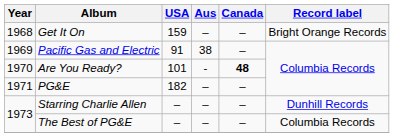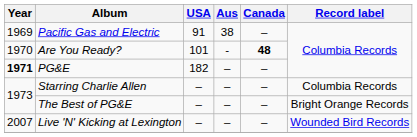- row: (61, 31)
(20, 86) normal -> (20, 68) bold
(327, 104) Dunhill Records -> (350, 86) Columbia Records
(327, 123) Columbia Records -> (350, 104) Bright Orange Records
+ row: (110, 123)
